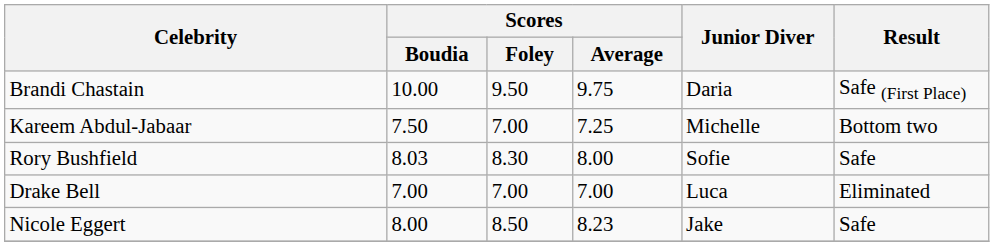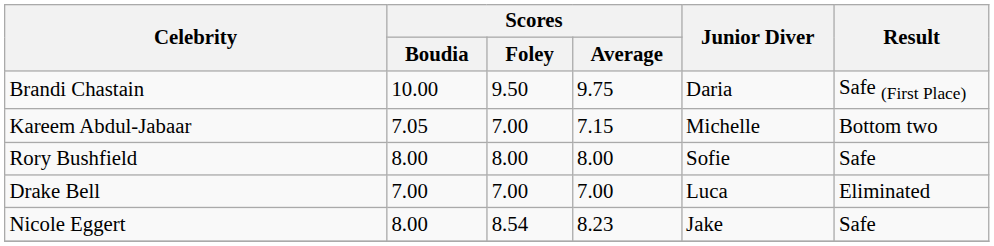(410, 125) 7.50 -> (410, 125) 7.05
(595, 125) 7.25 -> (595, 125) 7.15
(410, 158) 8.03 -> (410, 158) 8.00
(510, 158) 8.30 -> (510, 158) 8.00
(510, 224) 8.50 -> (510, 224) 8.54
